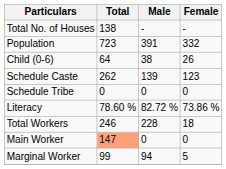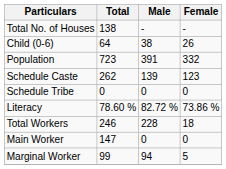rows swapped: (30, 44) <-> (30, 60)
(108, 140) lightsalmon background -> (108, 140) no background
